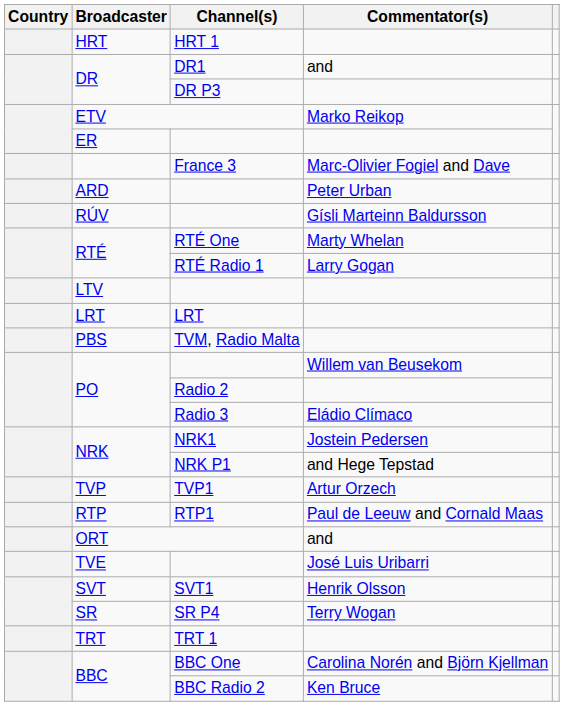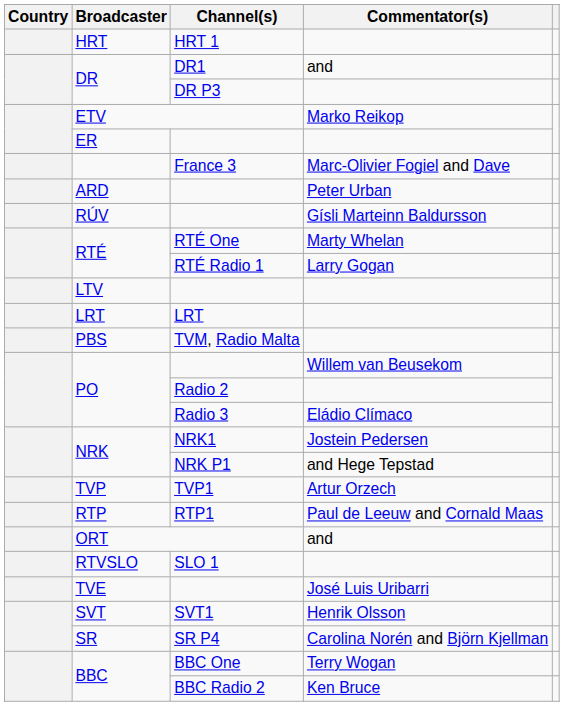+ row: (107, 564)
(351, 613) Terry Wogan -> (428, 638) Carolina Norén and Björn Kjellman
- row: (91, 638)
(428, 663) Carolina Norén and Björn Kjellman -> (351, 663) Terry Wogan
